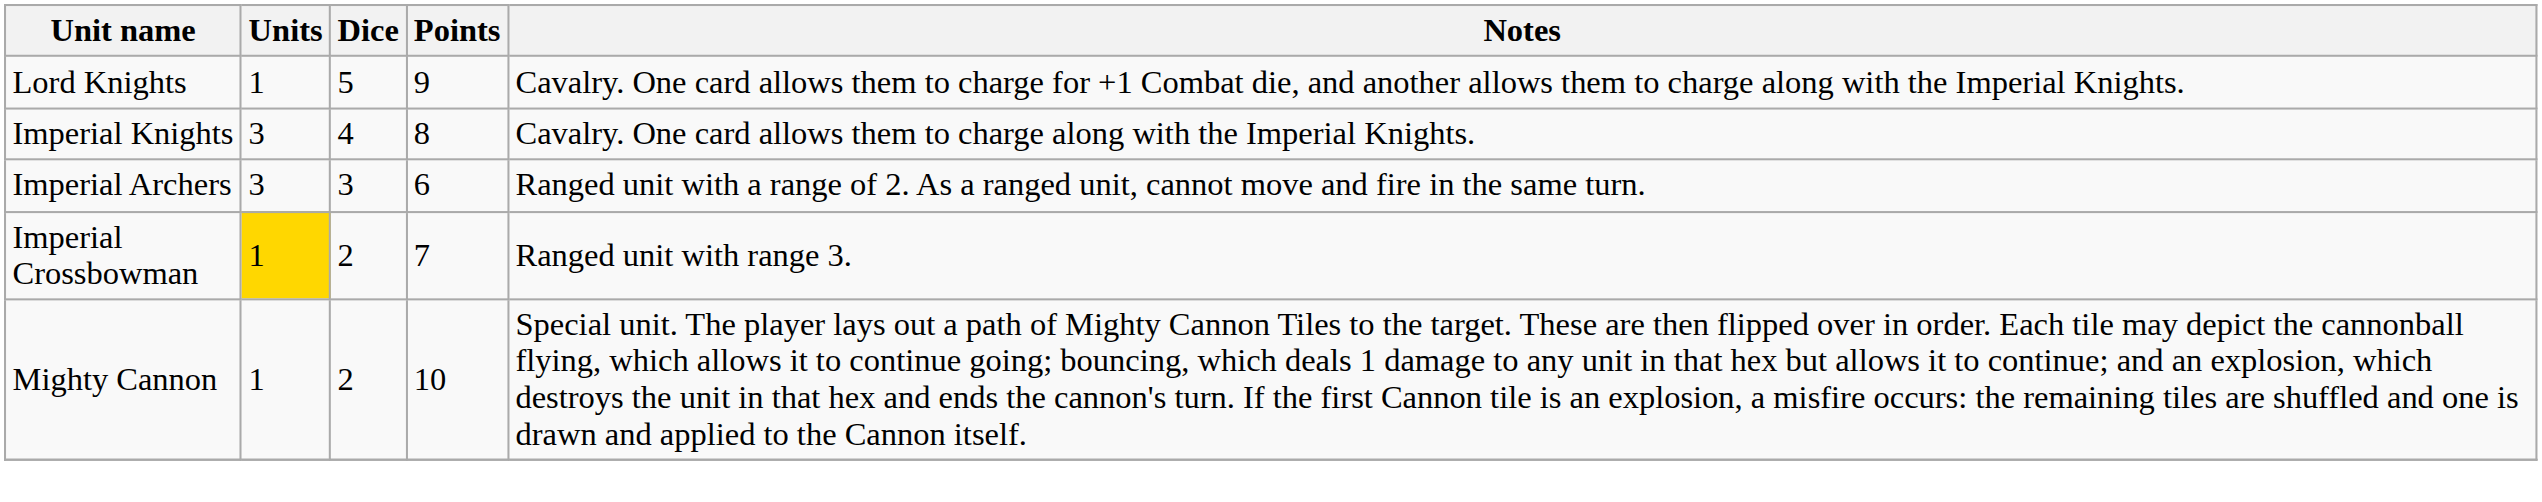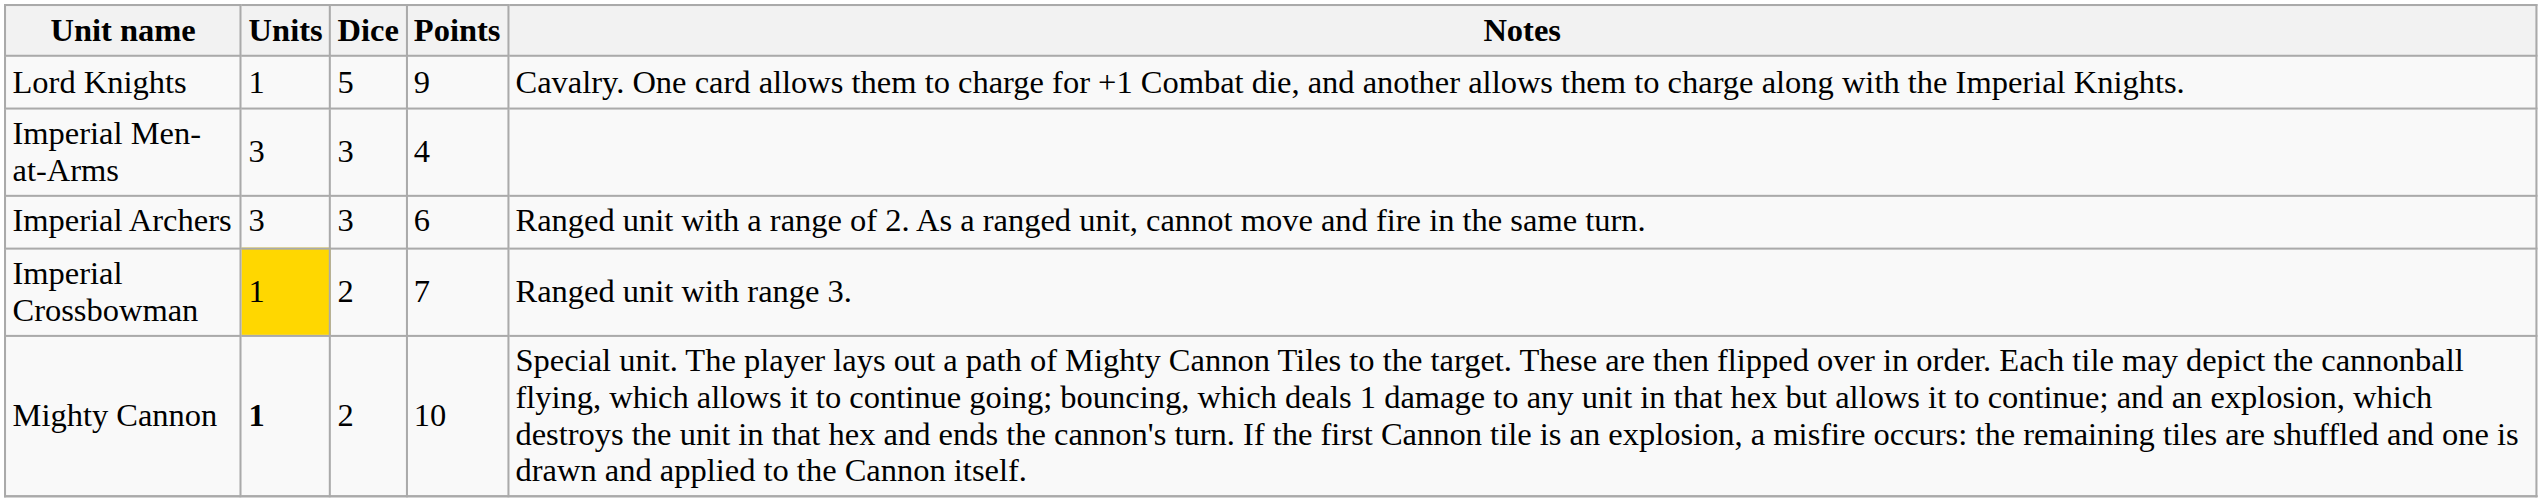- row: (123, 133)
+ row: (107, 151)
(257, 379) normal -> (257, 415) bold
